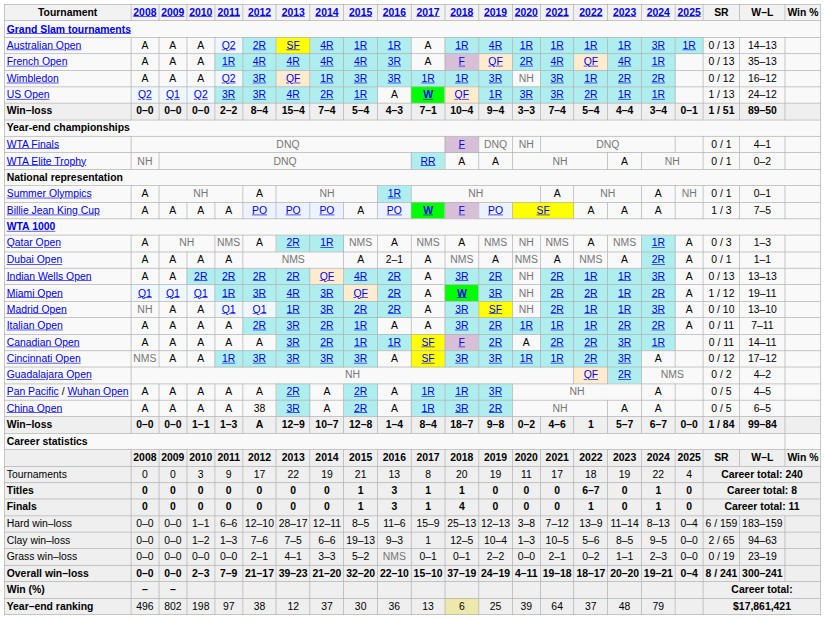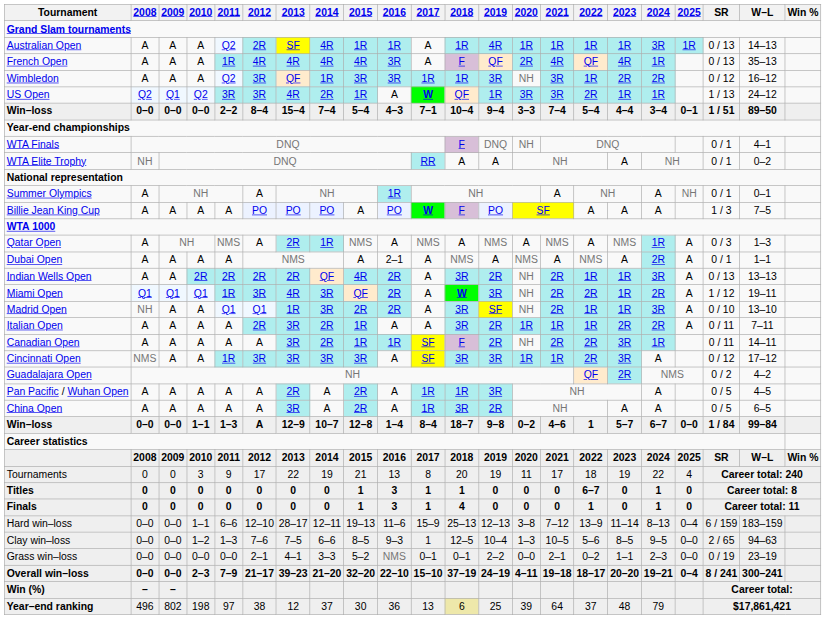(526, 243) NH -> (526, 243) A
(526, 342) A -> (526, 342) NH
(259, 408) 38 -> (259, 408) A
(361, 524) 8–5 -> (361, 524) 19–13
(361, 540) 19–13 -> (361, 540) 8–5
